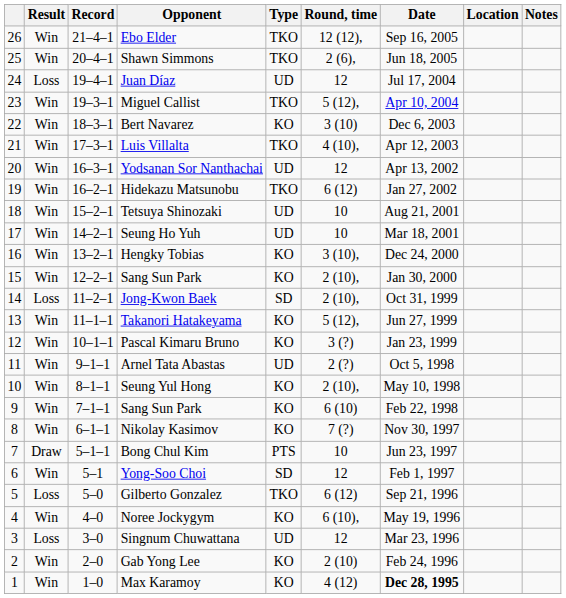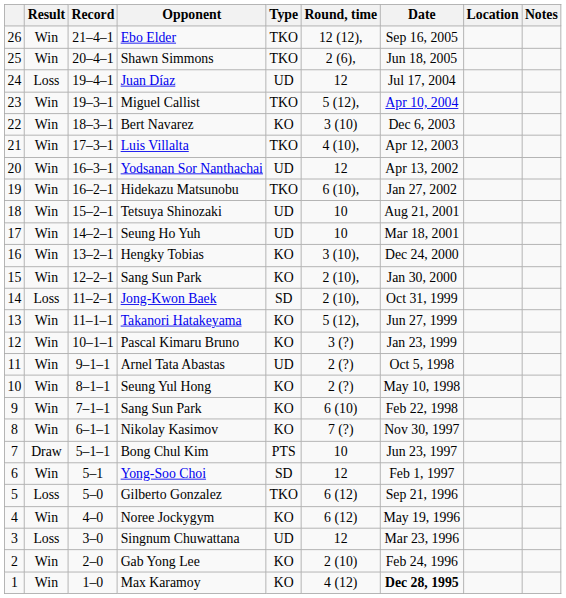(341, 189) 6 (12) -> (341, 189) 6 (10),
(341, 386) 2 (10), -> (341, 386) 2 (?)
(341, 517) 6 (10), -> (341, 517) 6 (12)
